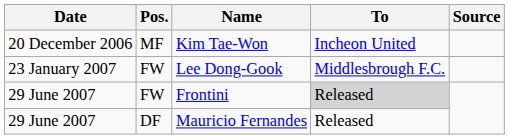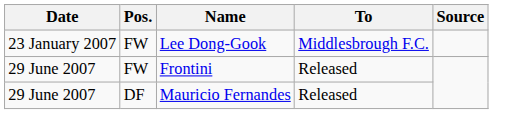- row: (222, 43)
(344, 95) lightgrey background -> (328, 69) no background
